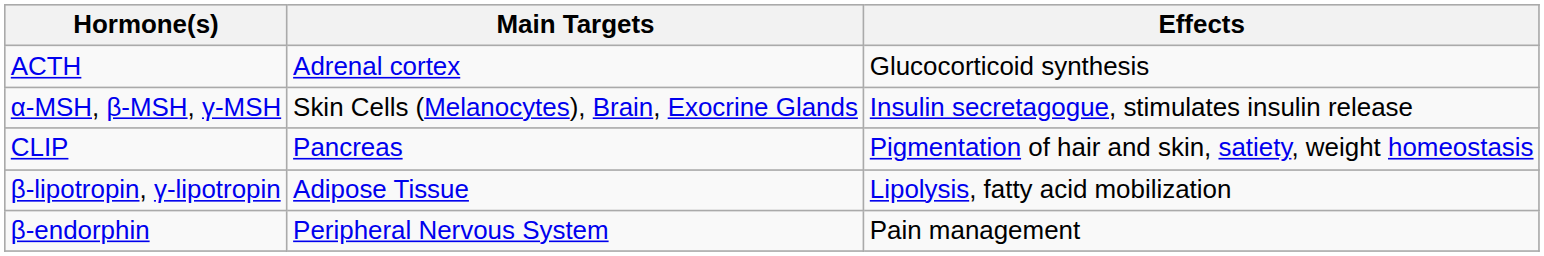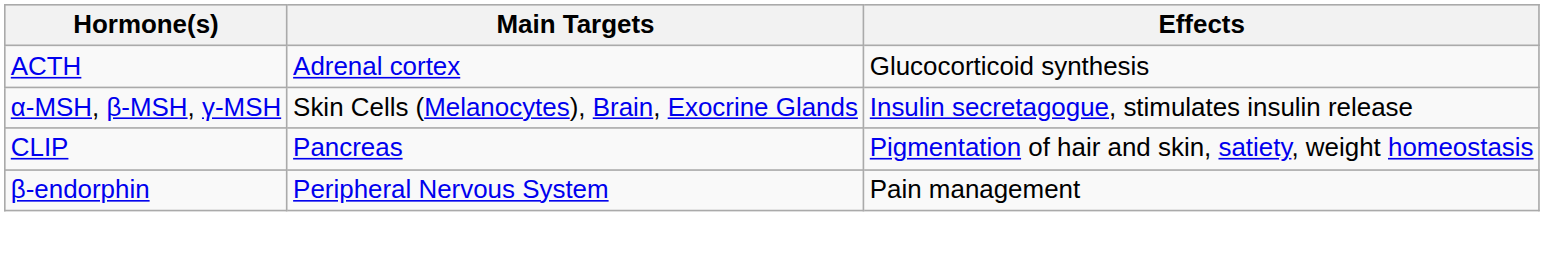- row: (146, 189)
